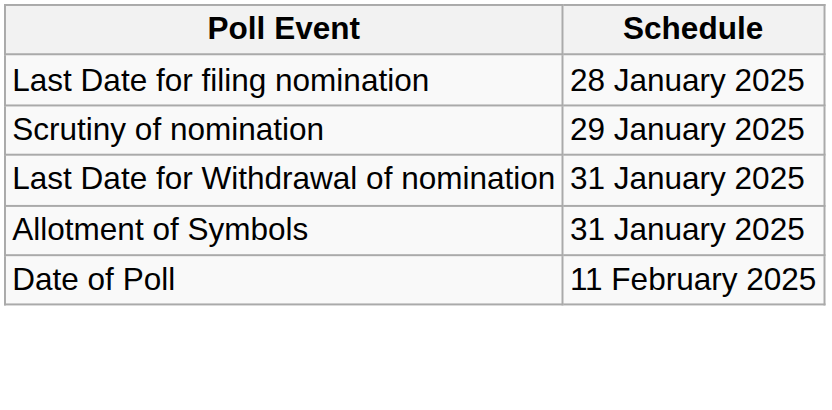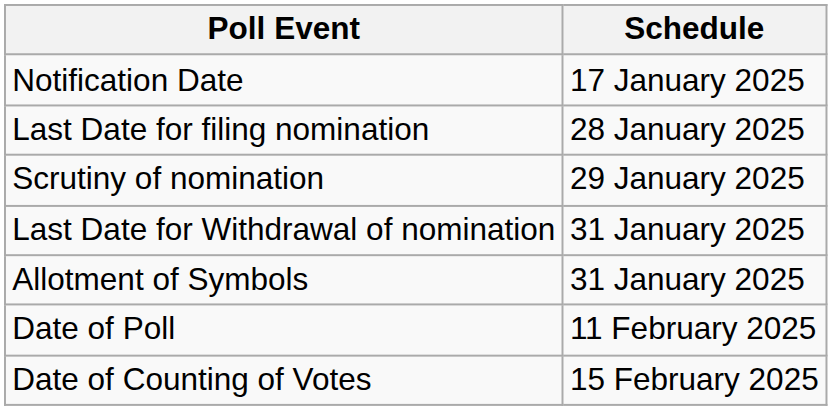+ row: (128, 79)
+ row: (192, 379)
